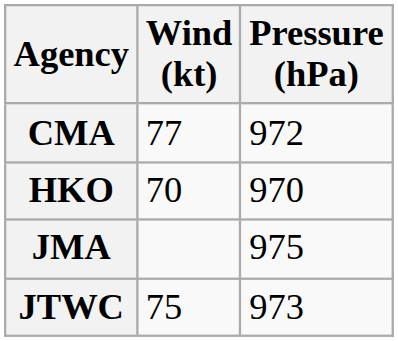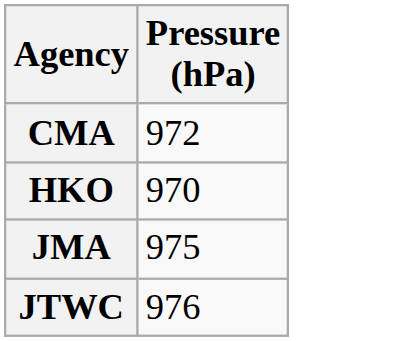- column: (189, 53)
(277, 305) 973 -> (173, 305) 976
